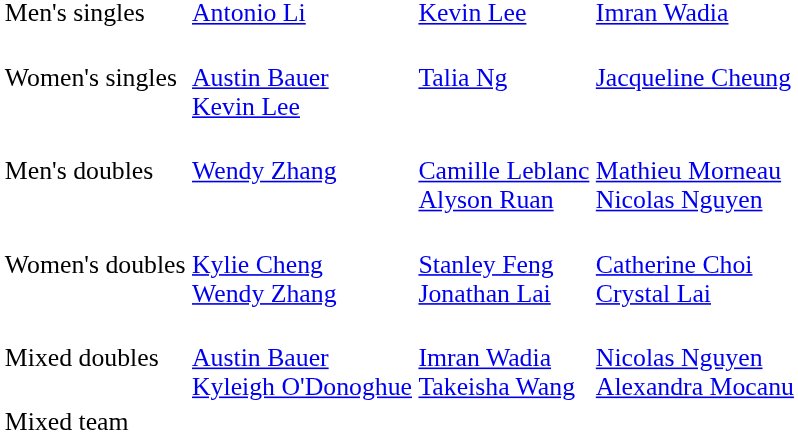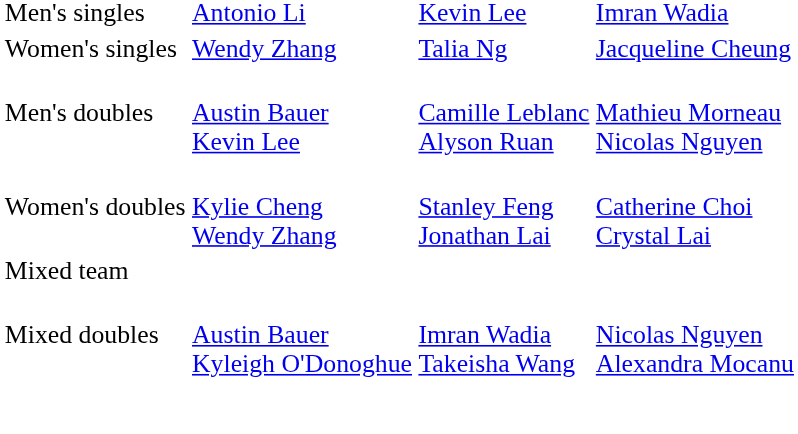(260, 91) Austin Bauer Kevin Lee -> (264, 48) Wendy Zhang
(264, 170) Wendy Zhang -> (260, 127) Austin Bauer Kevin Lee
rows swapped: (82, 357) <-> (67, 421)
